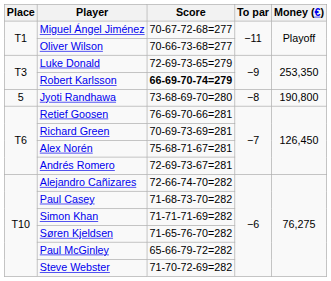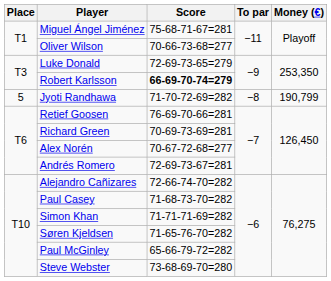(191, 30) 70-67-72-68=277 -> (191, 30) 75-68-71-67=281
(191, 98) 73-68-69-70=280 -> (191, 98) 71-70-72-69=282
(299, 98) 190,800 -> (299, 98) 190,799
(191, 149) 75-68-71-67=281 -> (191, 149) 70-67-72-68=277
(191, 268) 71-70-72-69=282 -> (191, 268) 73-68-69-70=280
